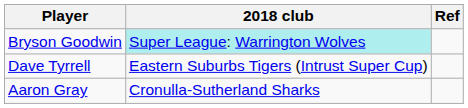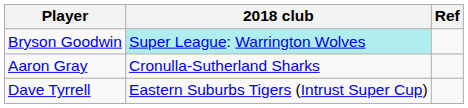rows swapped: (48, 90) <-> (49, 66)
